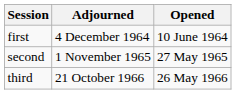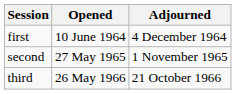columns swapped: (192, 15) <-> (103, 15)
